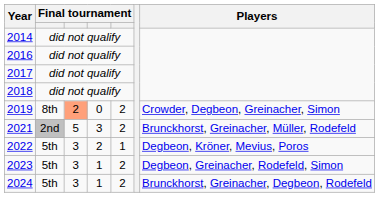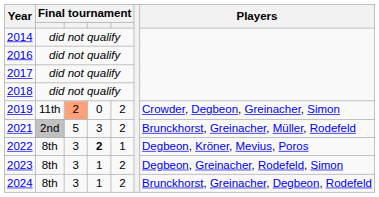(50, 110) 8th -> (50, 110) 11th
(50, 146) 5th -> (50, 146) 8th
(99, 146) normal -> (99, 146) bold
(50, 165) 5th -> (50, 165) 8th
(50, 183) 5th -> (50, 183) 8th
